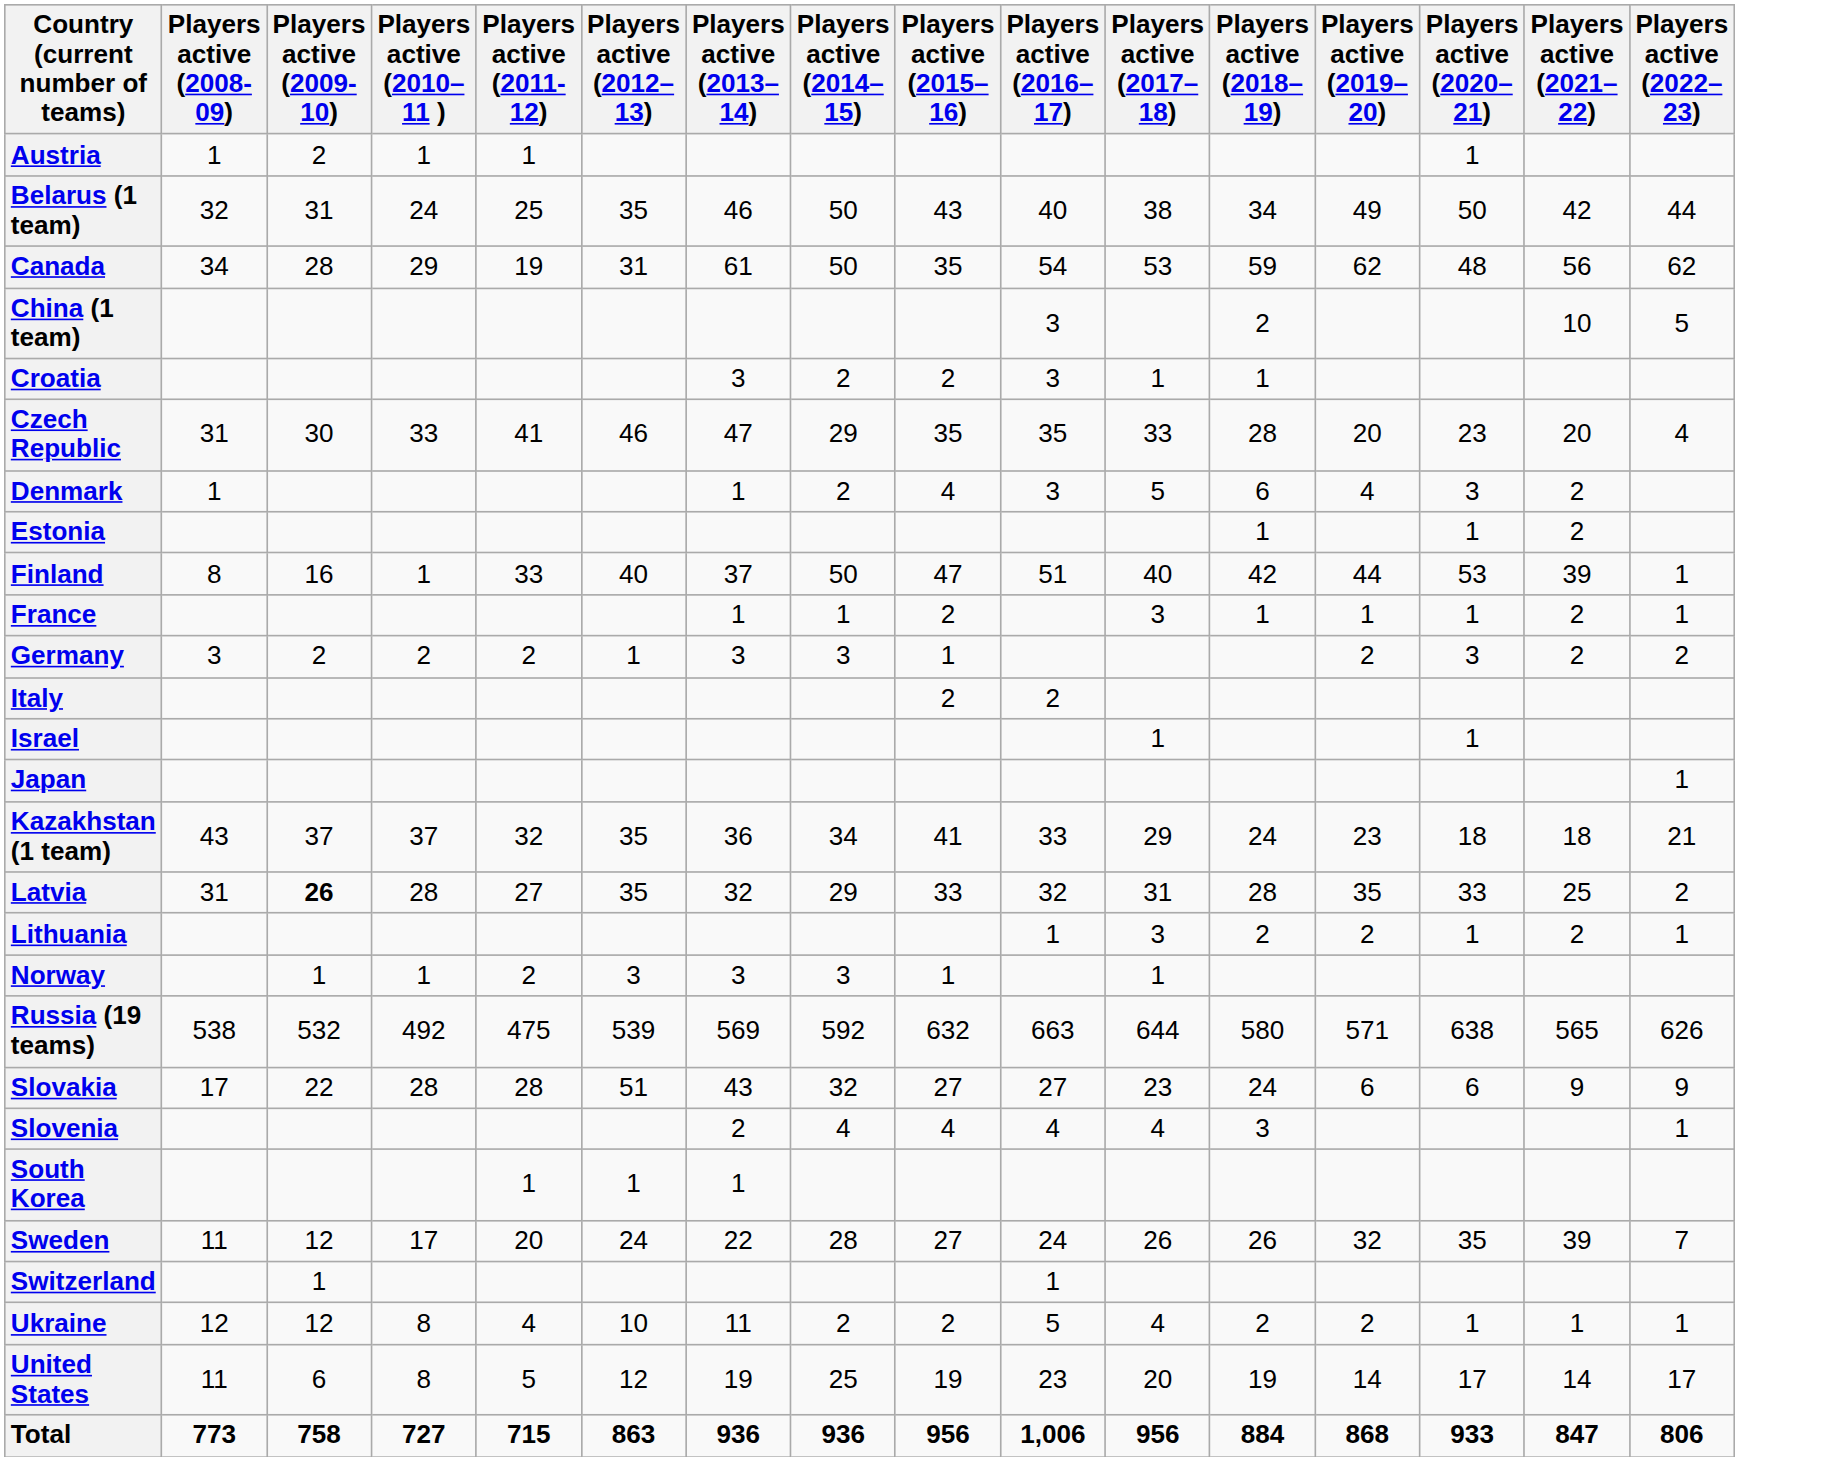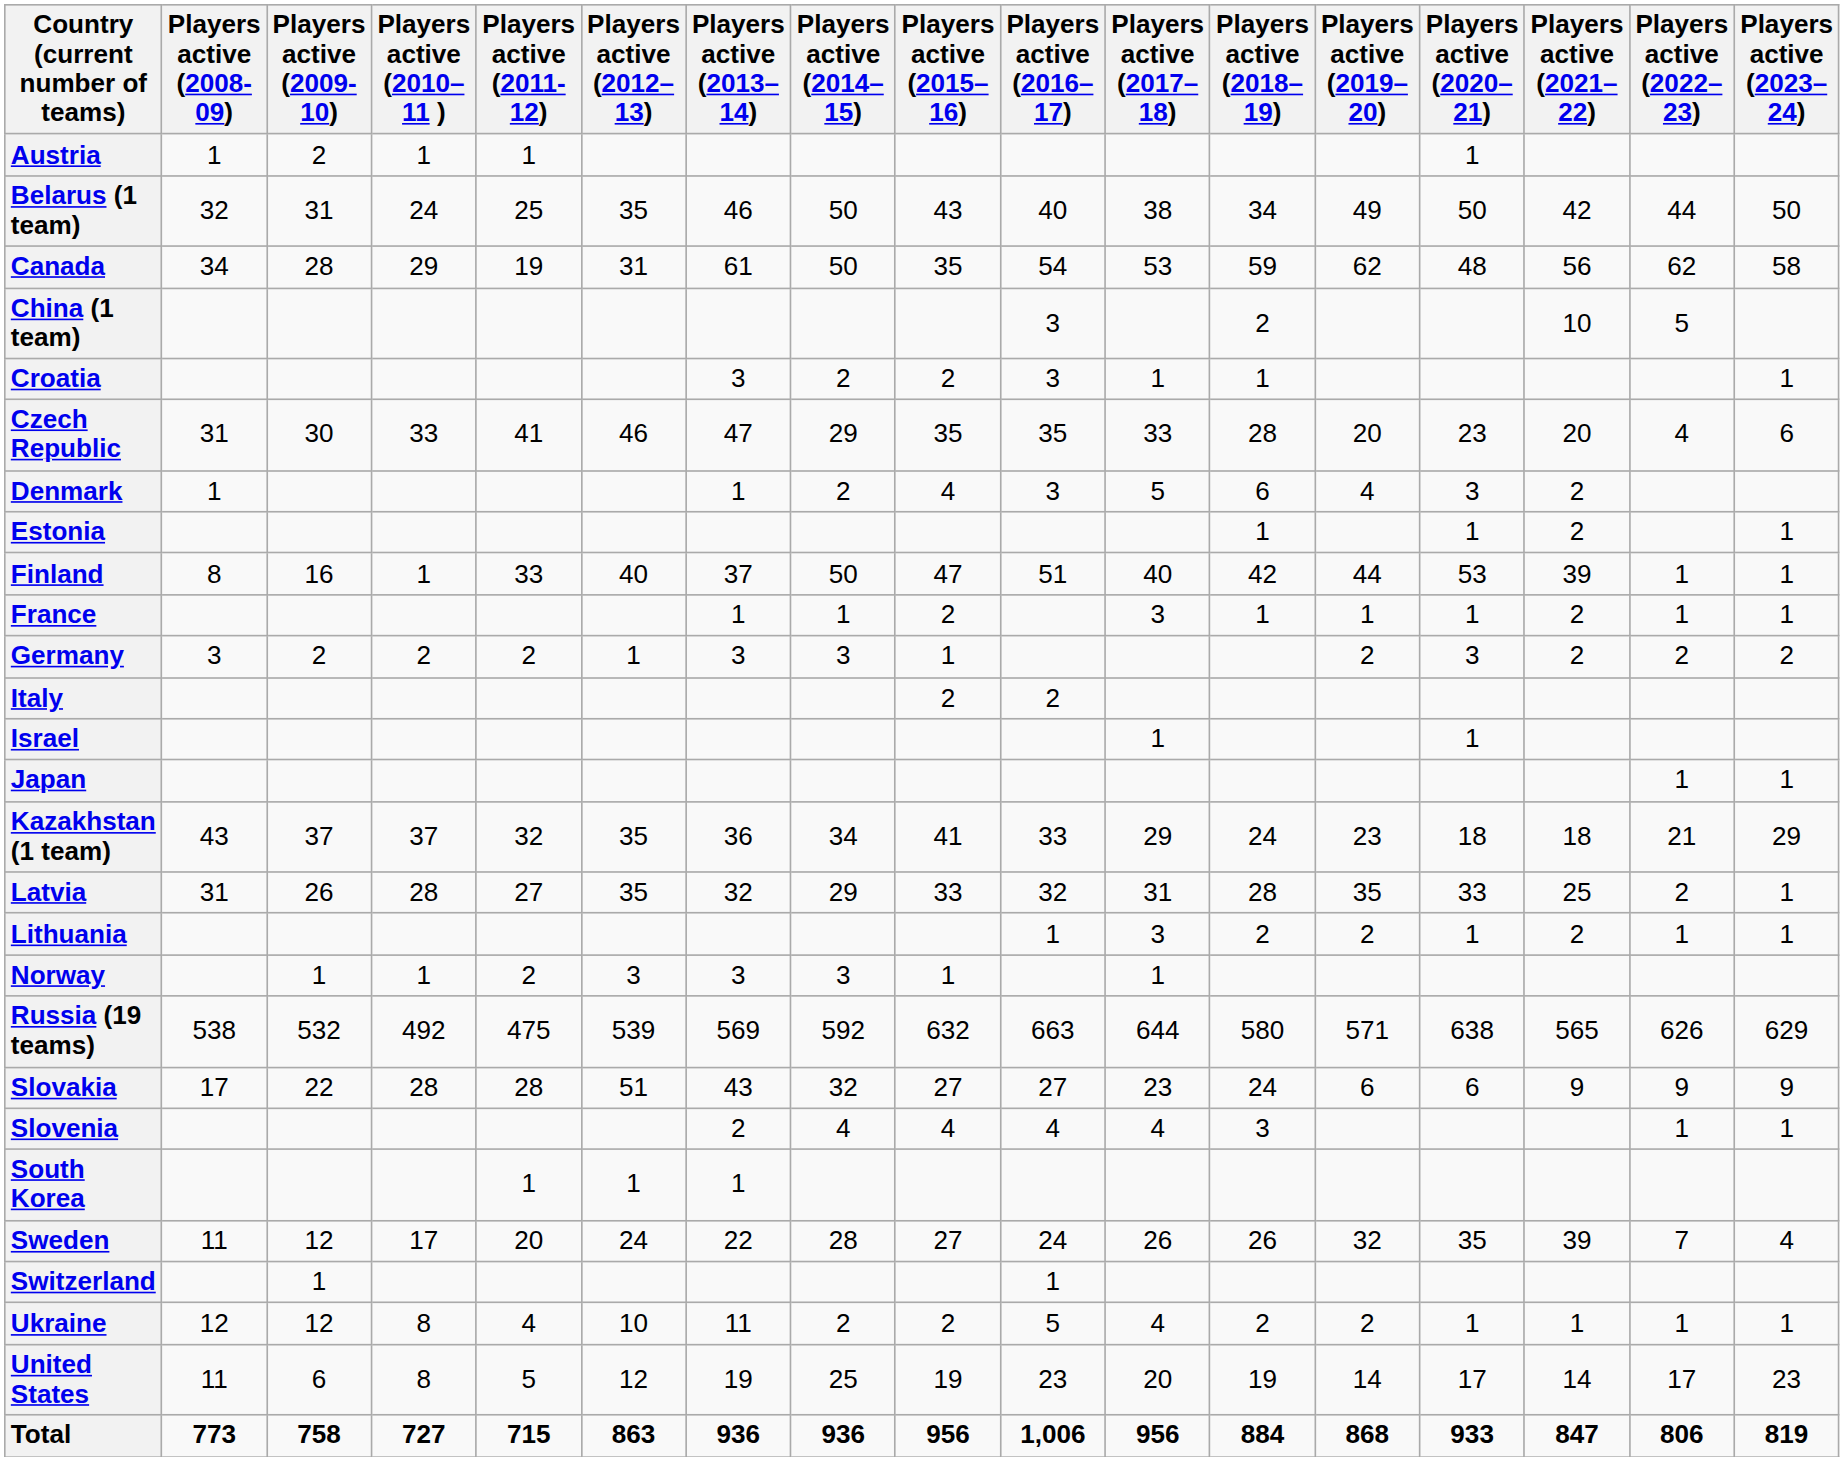+ column: (1787, 69)
(319, 892) bold -> (319, 892) normal
